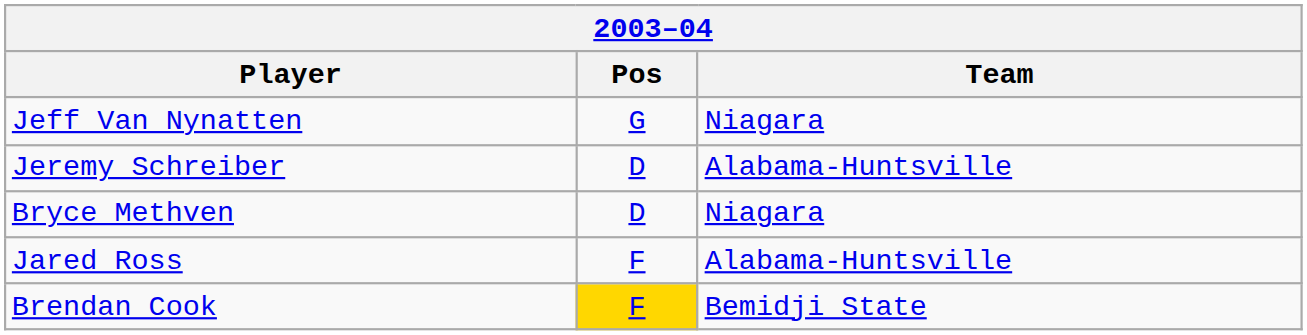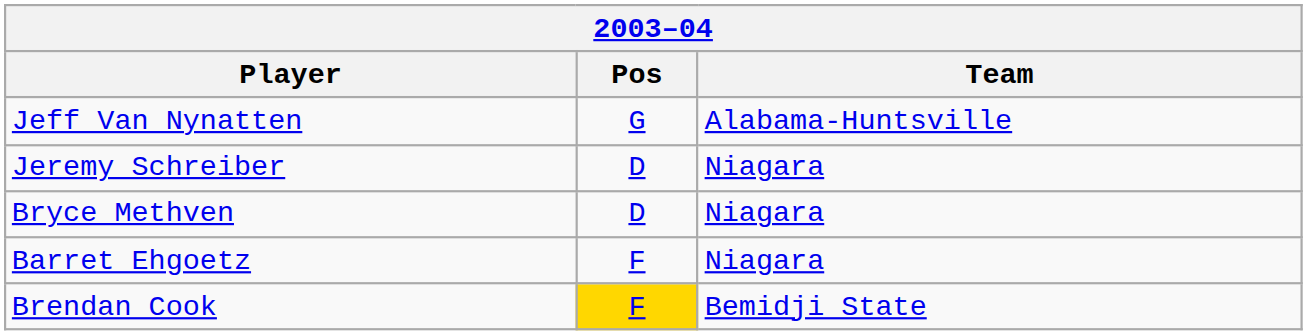(764, 121) Niagara -> (858, 121) Alabama-Huntsville
(858, 167) Alabama-Huntsville -> (764, 167) Niagara
- row: (97, 260)
+ row: (131, 260)
